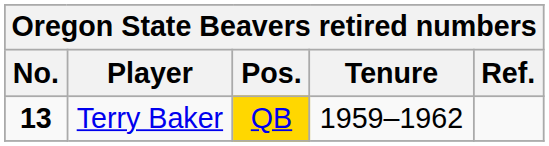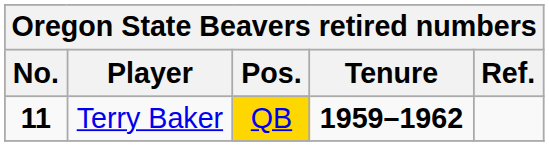(36, 118) 13 -> (36, 118) 11
(391, 118) normal -> (391, 118) bold
